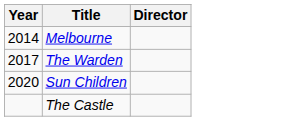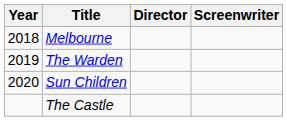+ column: (237, 15)
(23, 37) 2014 -> (23, 37) 2018
(23, 60) 2017 -> (23, 60) 2019
